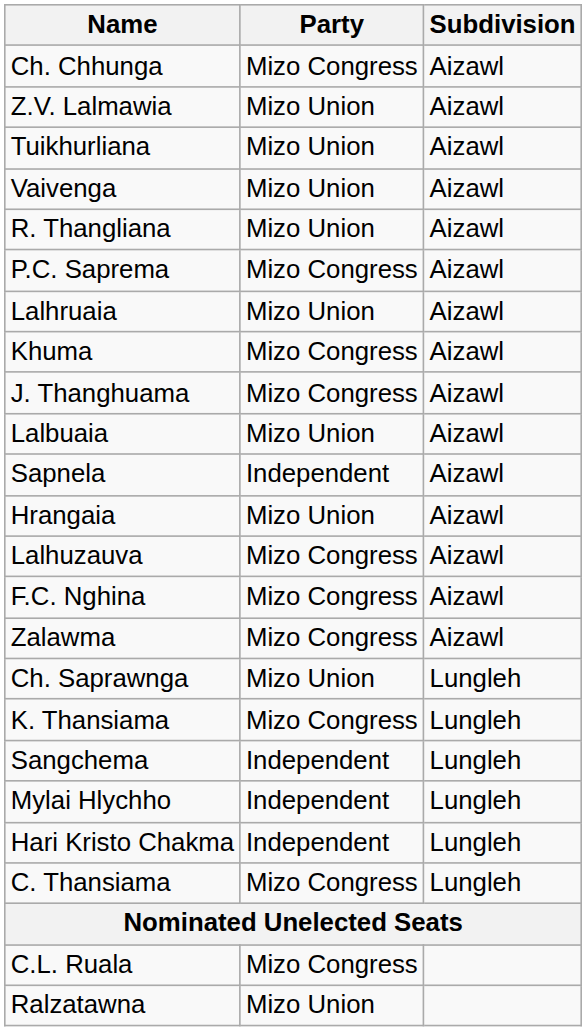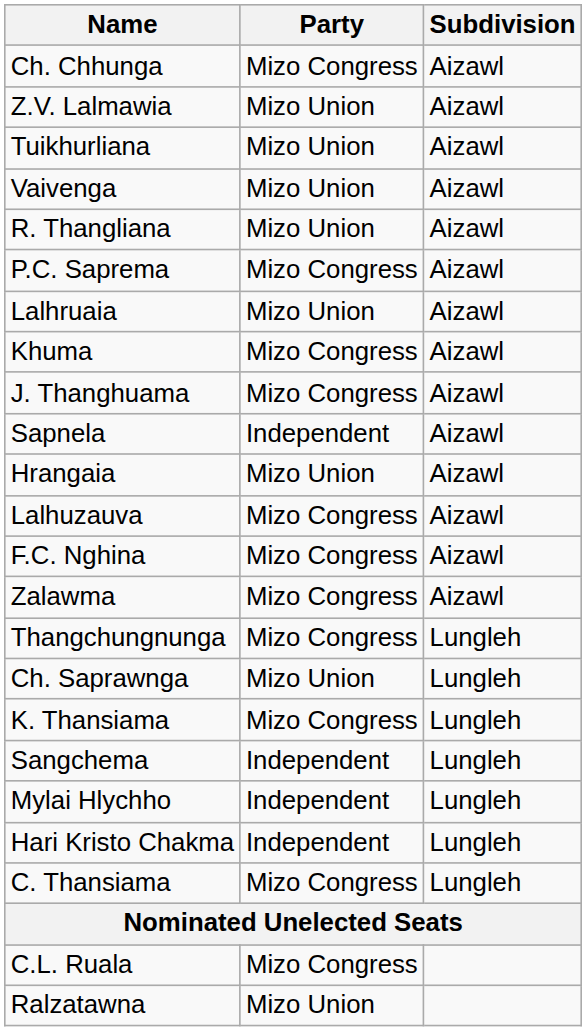- row: (59, 433)
+ row: (118, 637)
